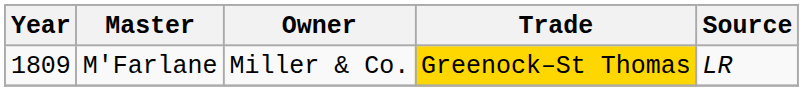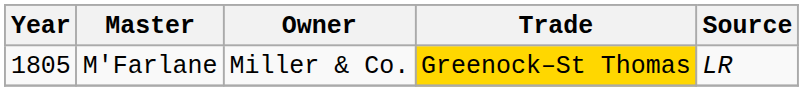(41, 66) 1809 -> (41, 66) 1805
